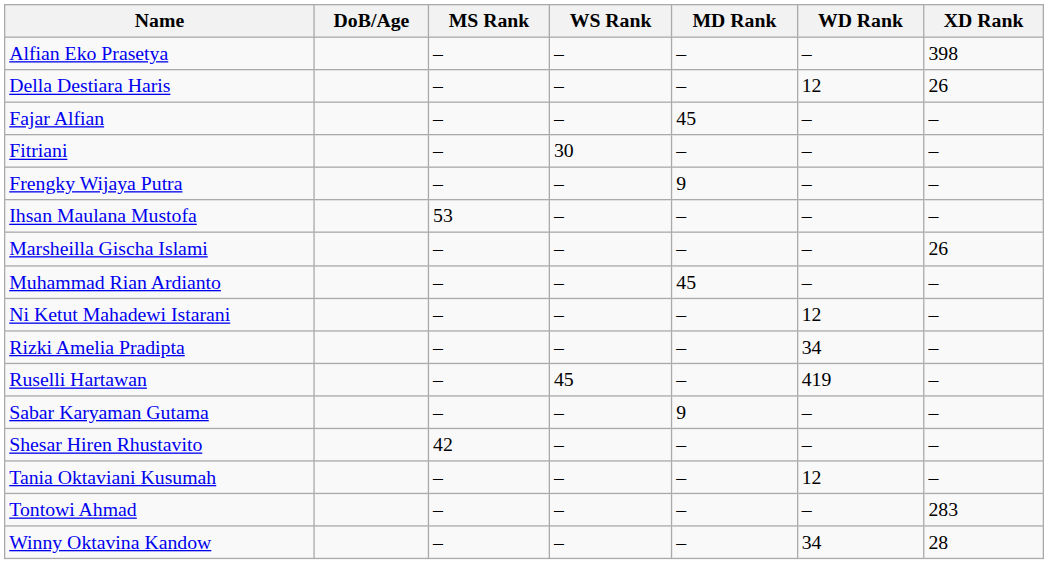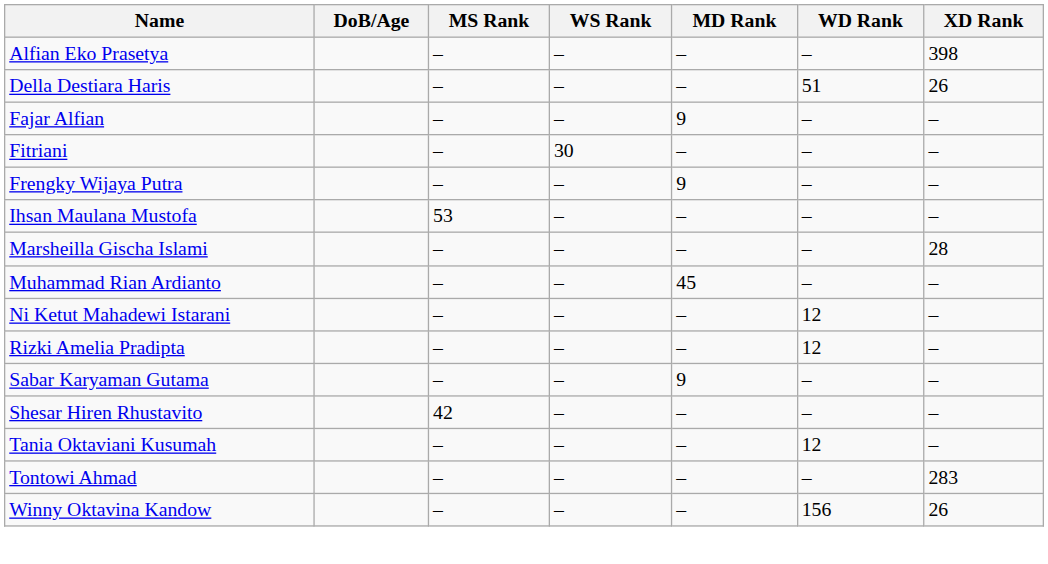(812, 86) 12 -> (812, 86) 51
(686, 118) 45 -> (681, 118) 9
(938, 249) 26 -> (938, 249) 28
(812, 346) 34 -> (812, 346) 12
- row: (78, 379)
(812, 542) 34 -> (816, 509) 156
(938, 542) 28 -> (938, 509) 26
